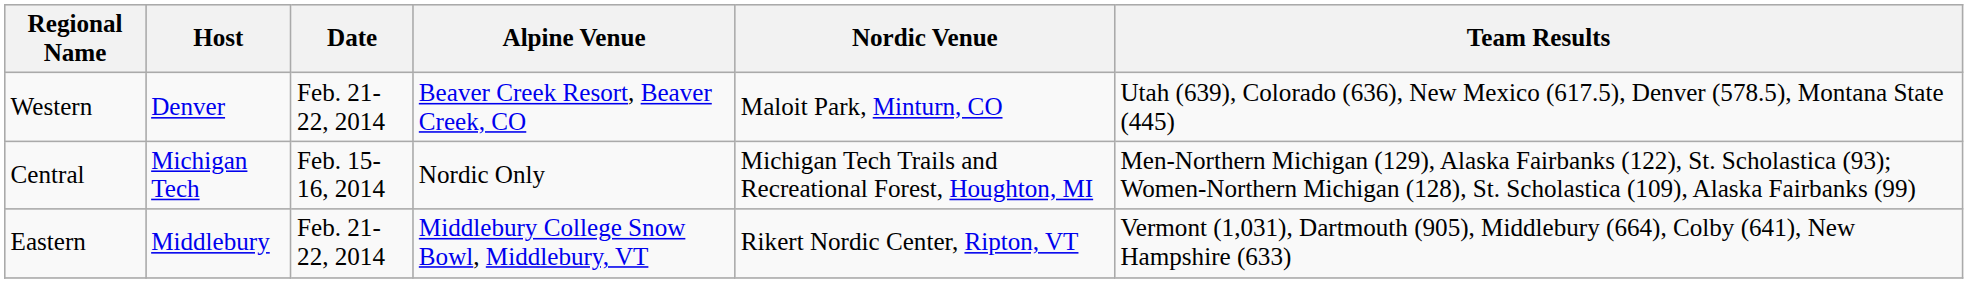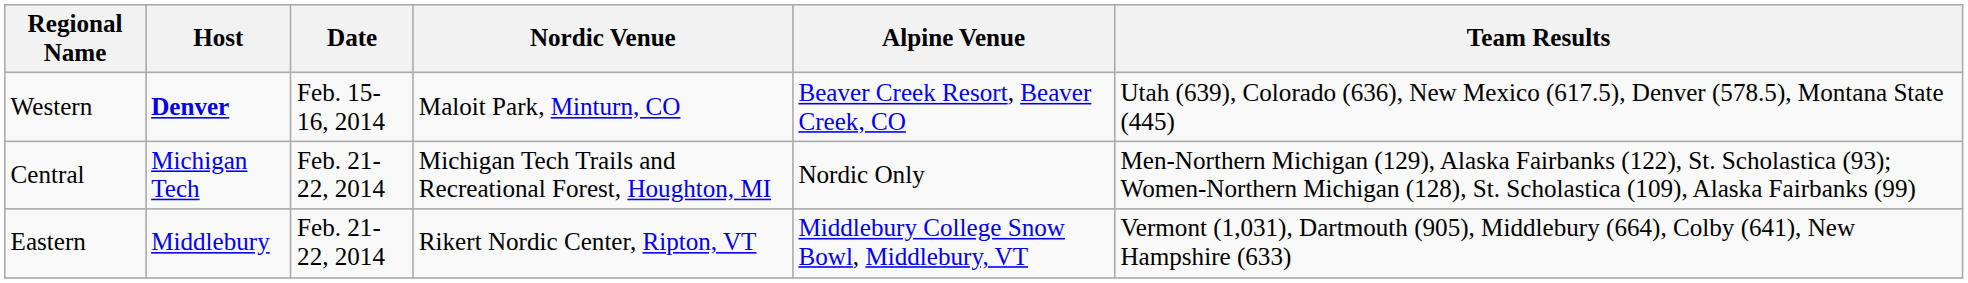columns swapped: (574, 38) <-> (925, 38)
(188, 106) normal -> (190, 106) bold
(341, 106) Feb. 21-22, 2014 -> (341, 106) Feb. 15-16, 2014
(341, 174) Feb. 15-16, 2014 -> (341, 174) Feb. 21-22, 2014
